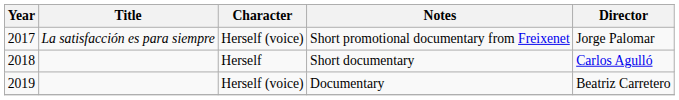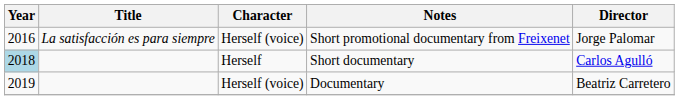(21, 38) 2017 -> (21, 38) 2016
(21, 61) no background -> (21, 61) lightblue background
